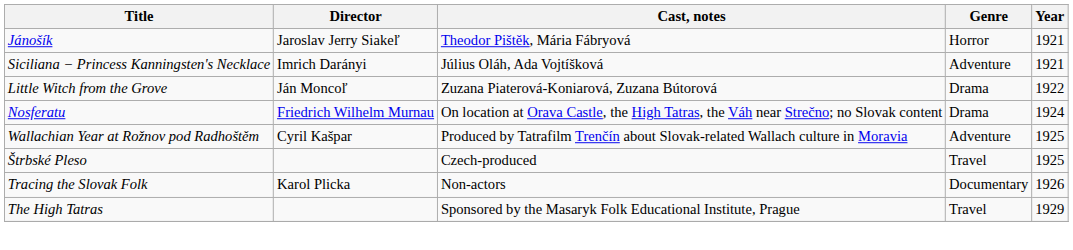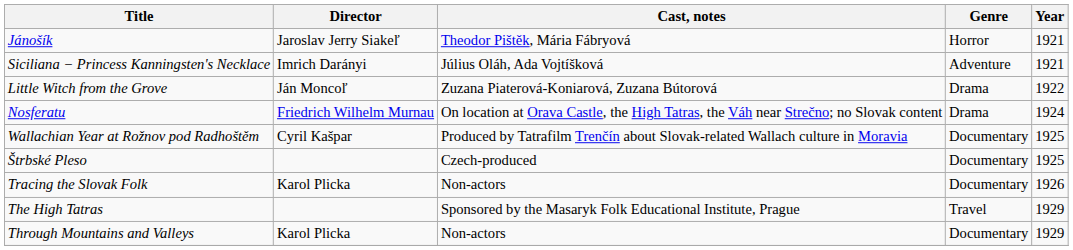(980, 137) Adventure -> (989, 137) Documentary
(968, 161) Travel -> (989, 161) Documentary
+ row: (101, 233)
